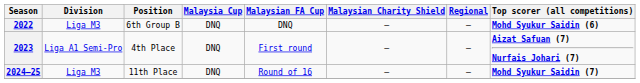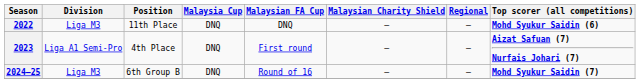(153, 25) 6th Group B -> (153, 25) 11th Place
(153, 71) 11th Place -> (153, 71) 6th Group B
